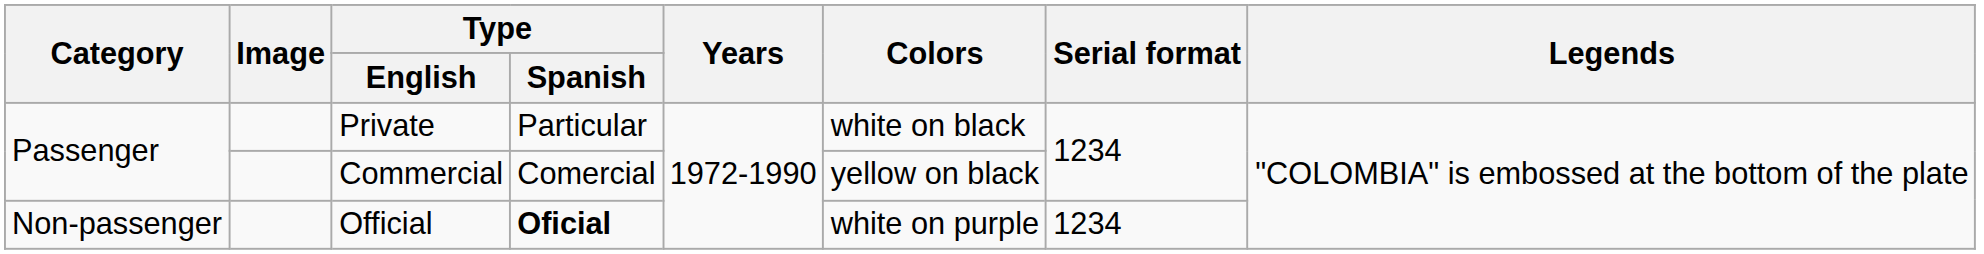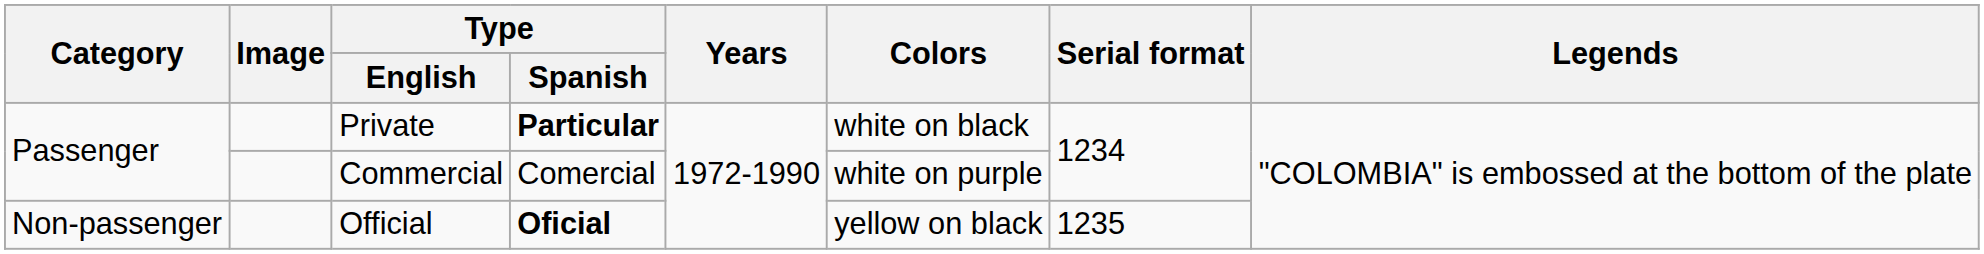(582, 126) normal -> (588, 126) bold
(935, 175) yellow on black -> (938, 175) white on purple
(935, 223) white on purple -> (938, 223) yellow on black
(1087, 223) 1234 -> (1091, 223) 1235
